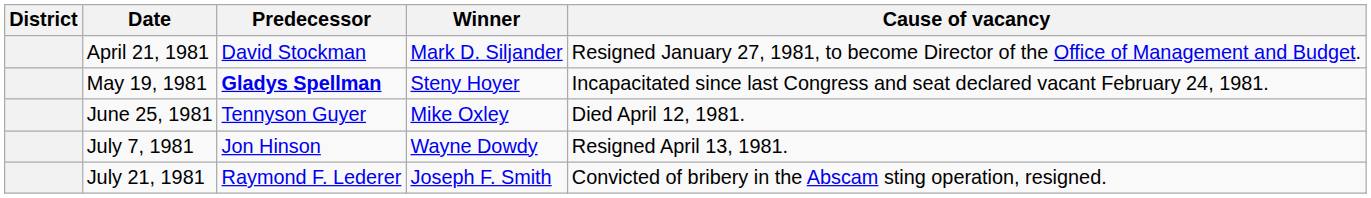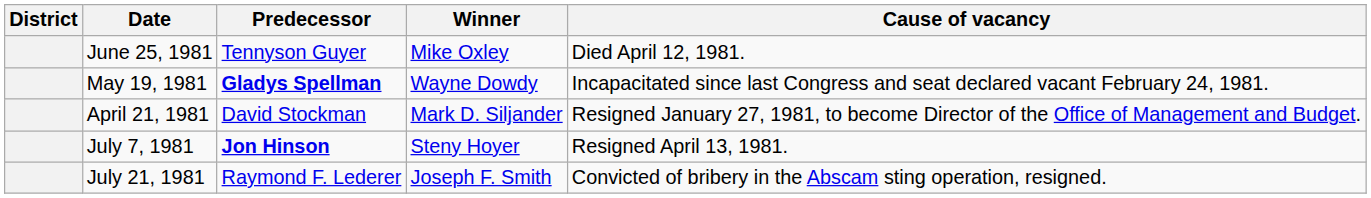rows swapped: (148, 51) <-> (150, 114)
(465, 83) Steny Hoyer -> (474, 83) Wayne Dowdy
(271, 146) normal -> (276, 146) bold
(474, 146) Wayne Dowdy -> (465, 146) Steny Hoyer
